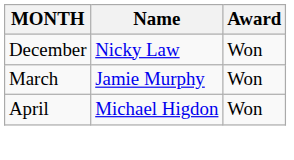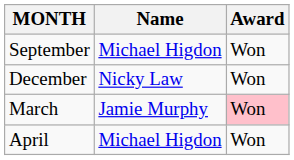+ row: (49, 49)
(245, 79) no background -> (248, 109) pink background
